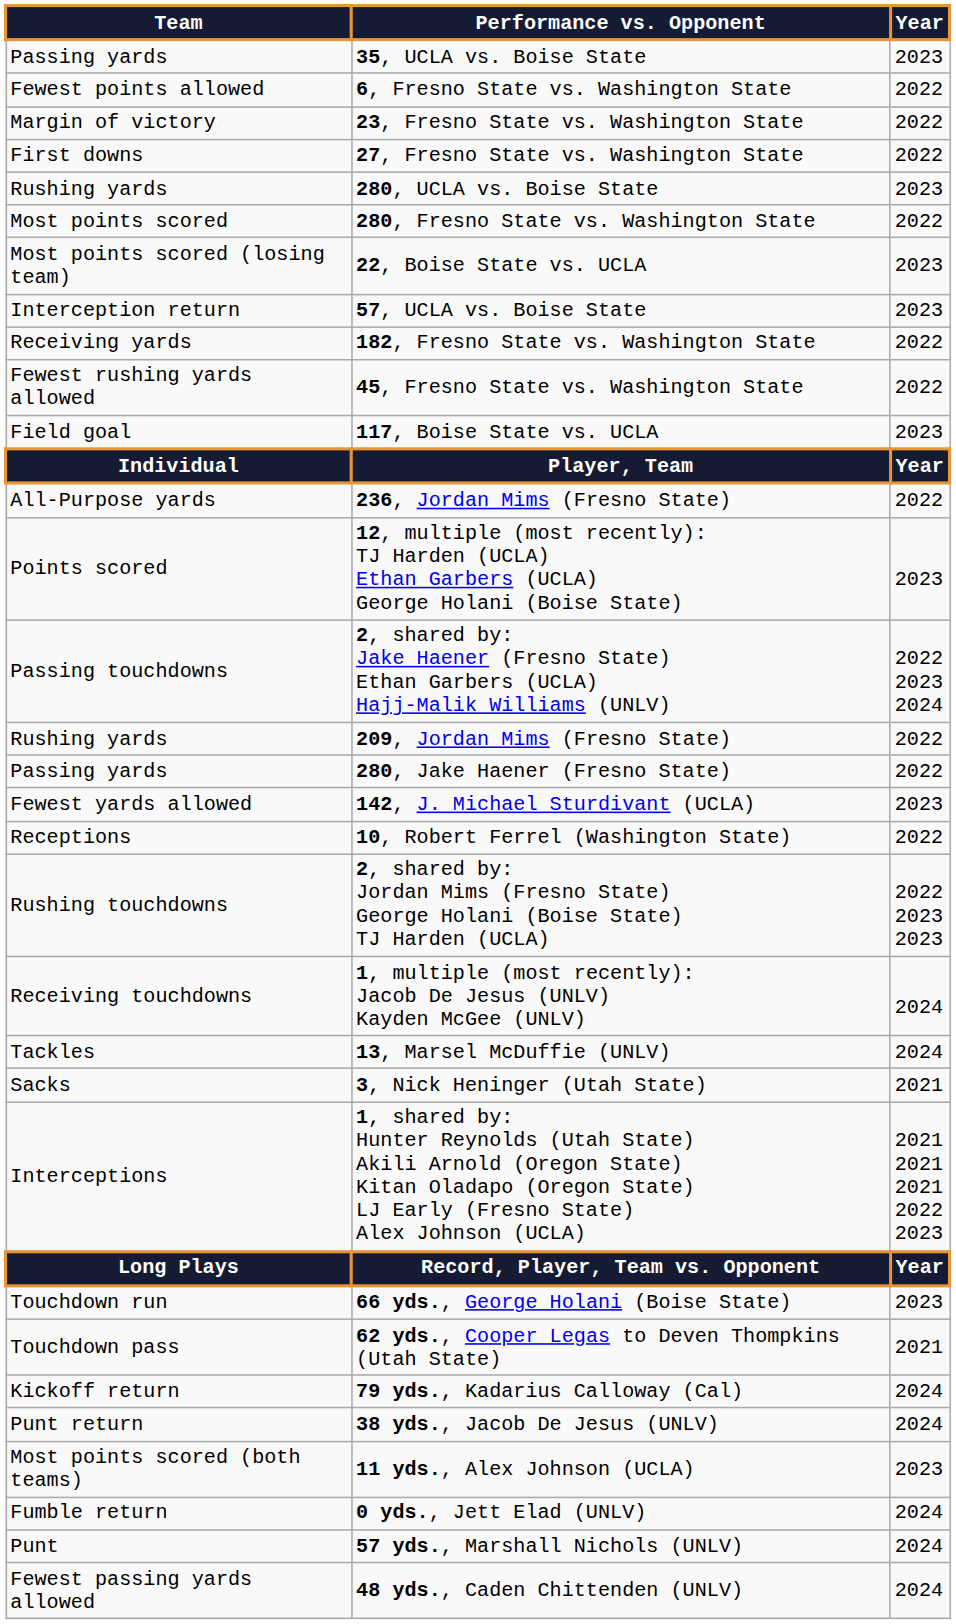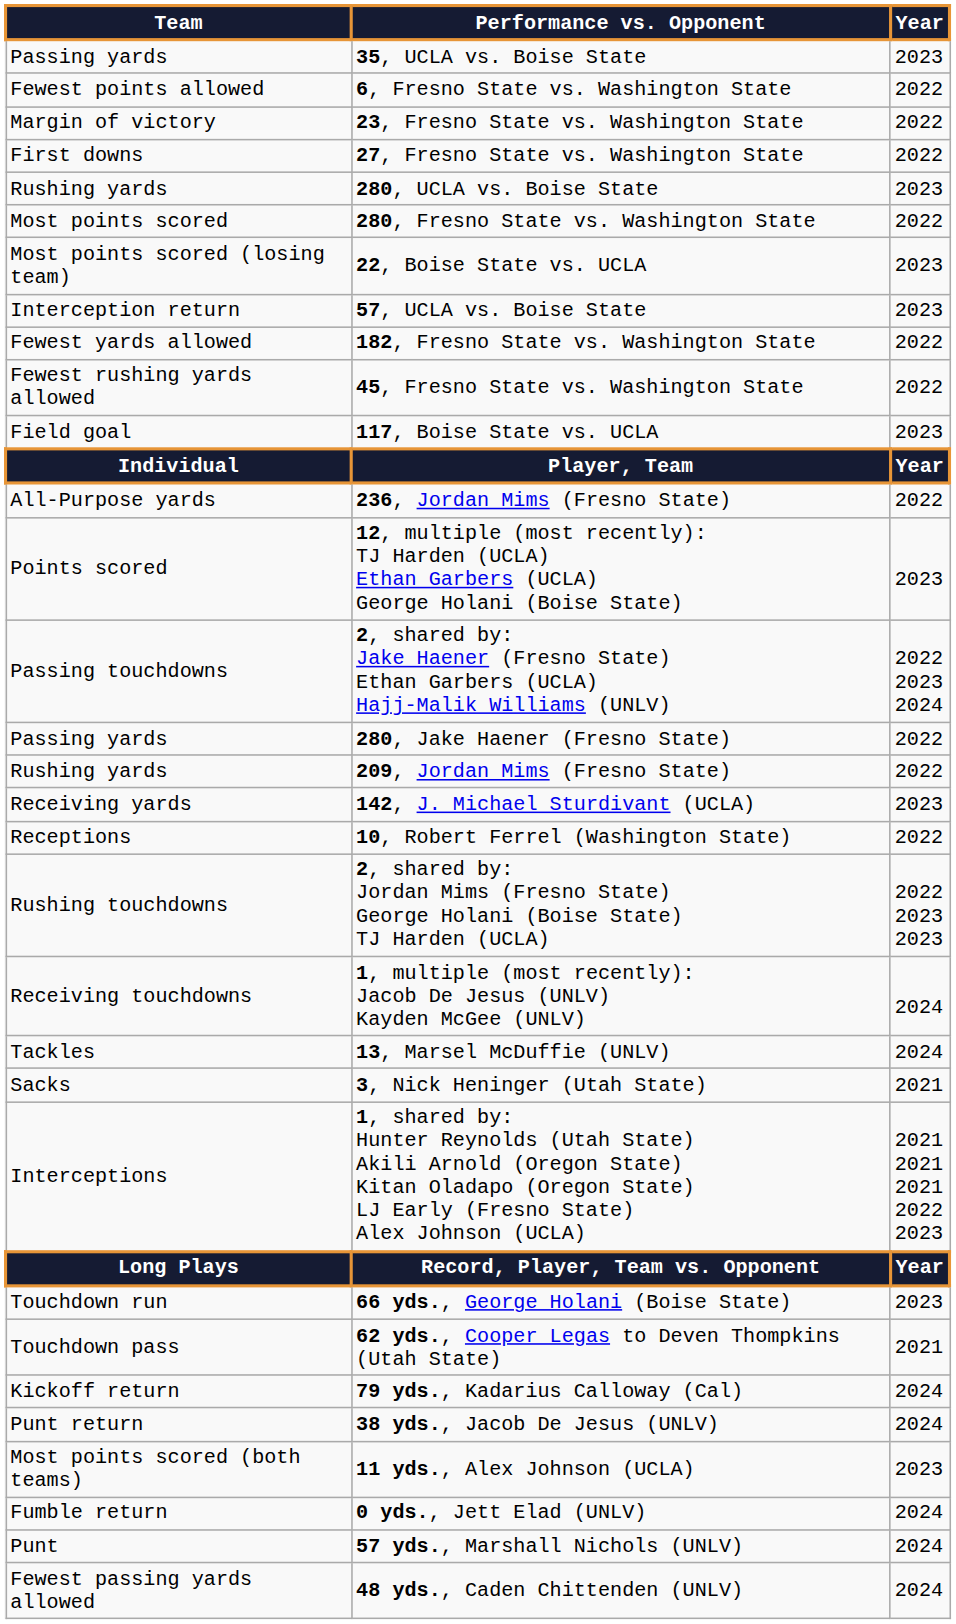(101, 343) Receiving yards -> (131, 343) Fewest yards allowed
rows swapped: (544, 739) <-> (544, 772)
(131, 805) Fewest yards allowed -> (101, 805) Receiving yards
